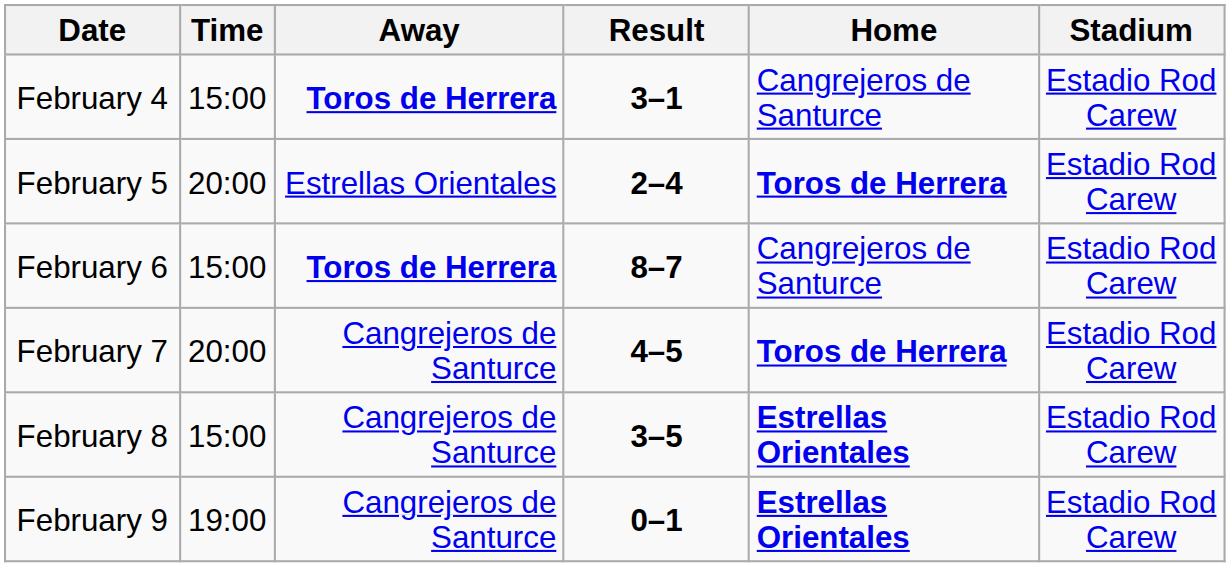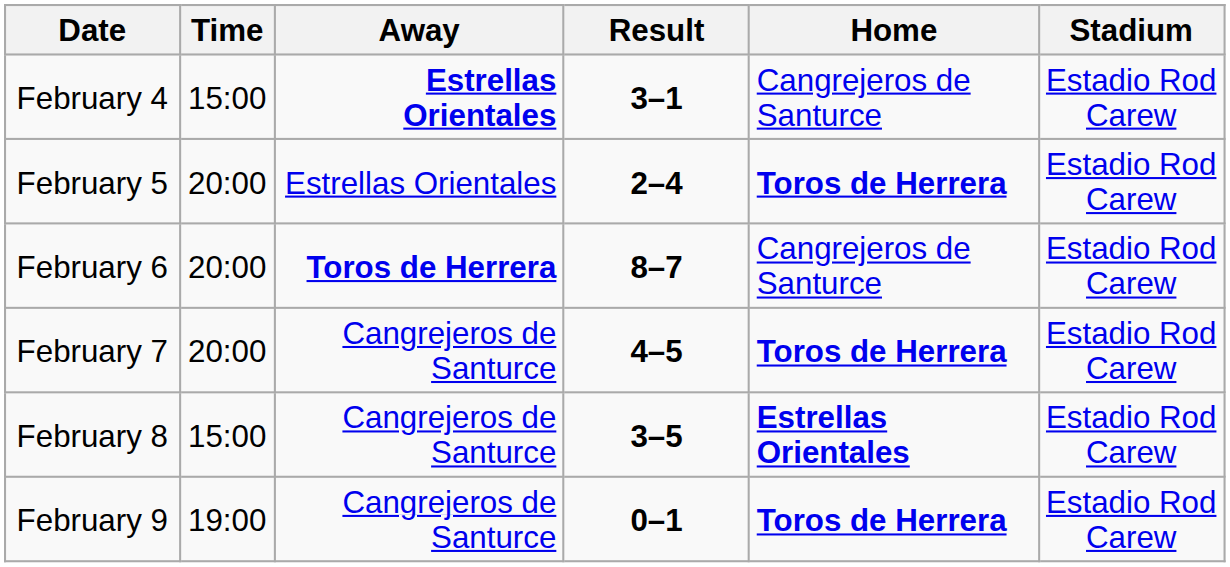(431, 97) Toros de Herrera -> (480, 97) Estrellas Orientales
(227, 266) 15:00 -> (227, 266) 20:00
(833, 520) Estrellas Orientales -> (882, 520) Toros de Herrera
